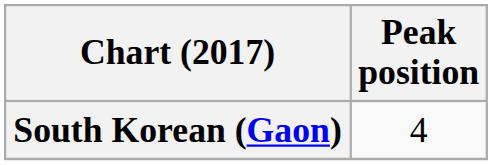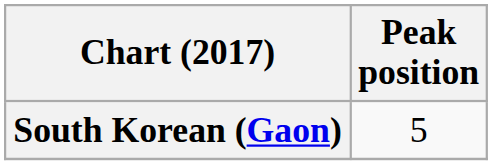(419, 129) 4 -> (419, 129) 5
